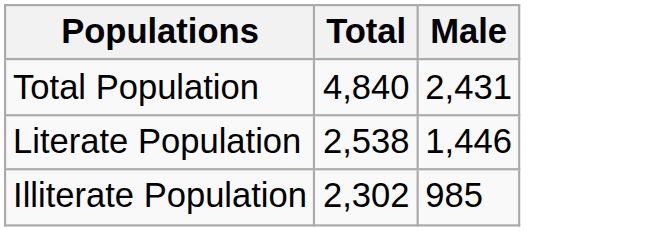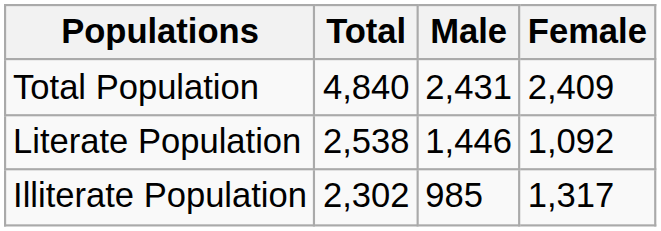+ column: (587, 31)
